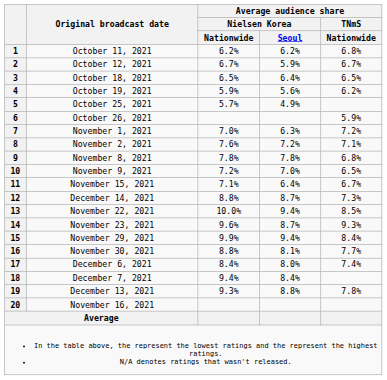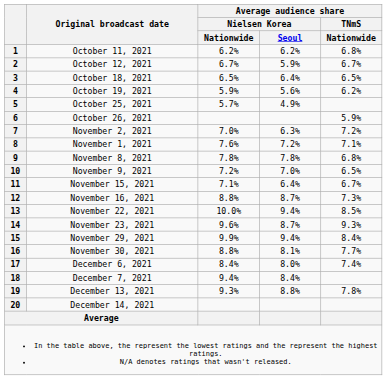(112, 131) November 1, 2021 -> (112, 131) November 2, 2021
(112, 144) November 2, 2021 -> (112, 144) November 1, 2021
(112, 198) December 14, 2021 -> (112, 198) November 16, 2021
(112, 305) November 16, 2021 -> (112, 305) December 14, 2021
